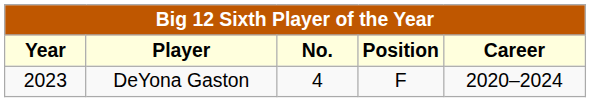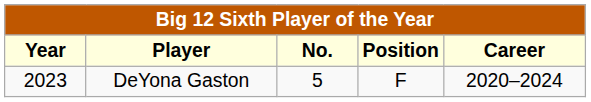(317, 81) 4 -> (317, 81) 5
